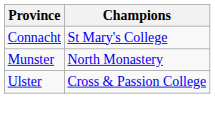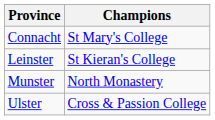+ row: (30, 59)
